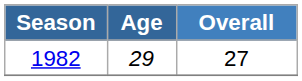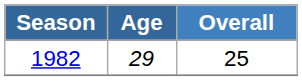(236, 58) 27 -> (236, 58) 25
